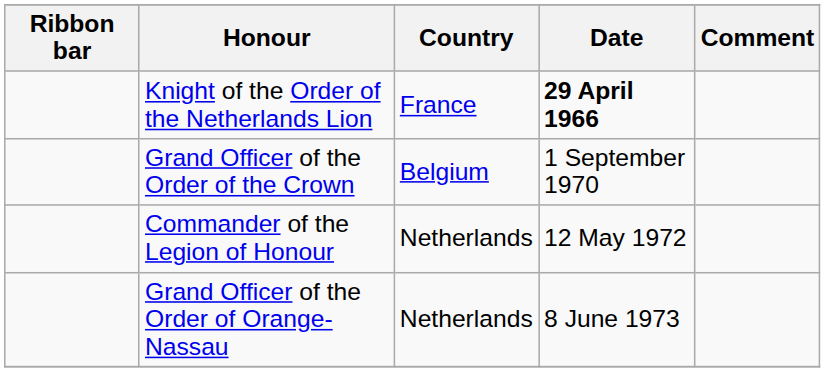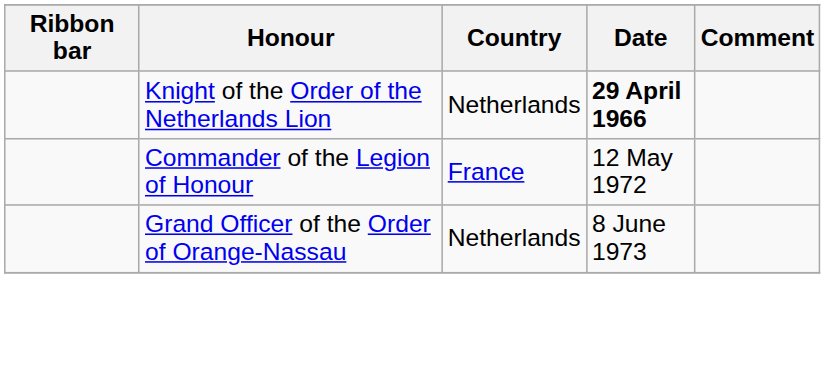(438, 104) France -> (514, 104) Netherlands
- row: (253, 171)
(466, 238) Netherlands -> (486, 171) France
